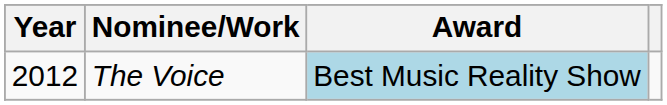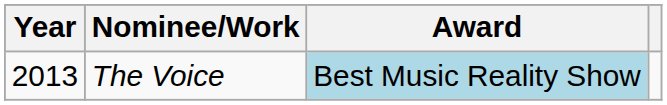(45, 75) 2012 -> (45, 75) 2013
